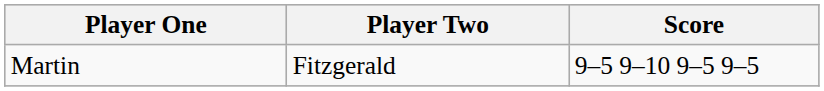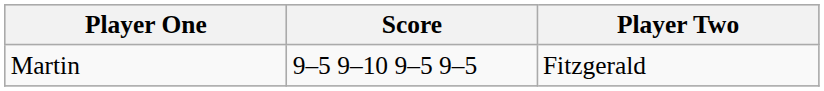columns swapped: (428, 24) <-> (694, 24)
